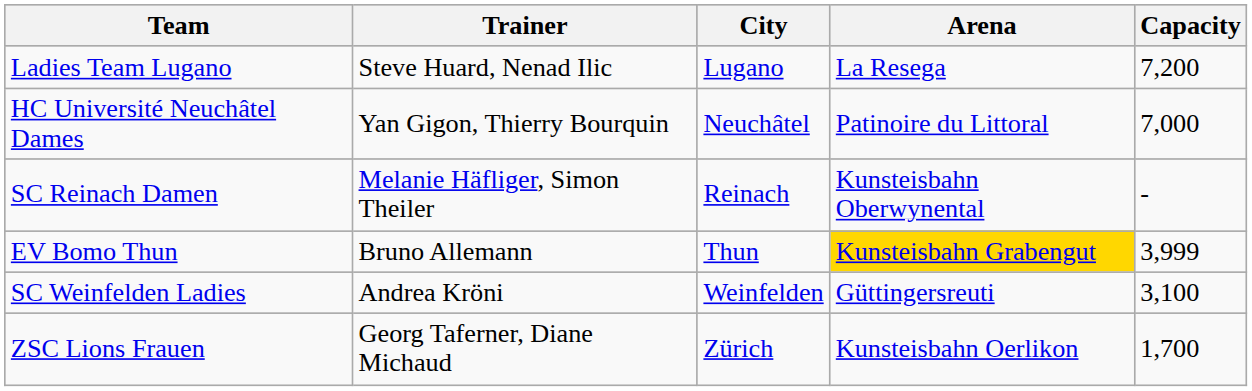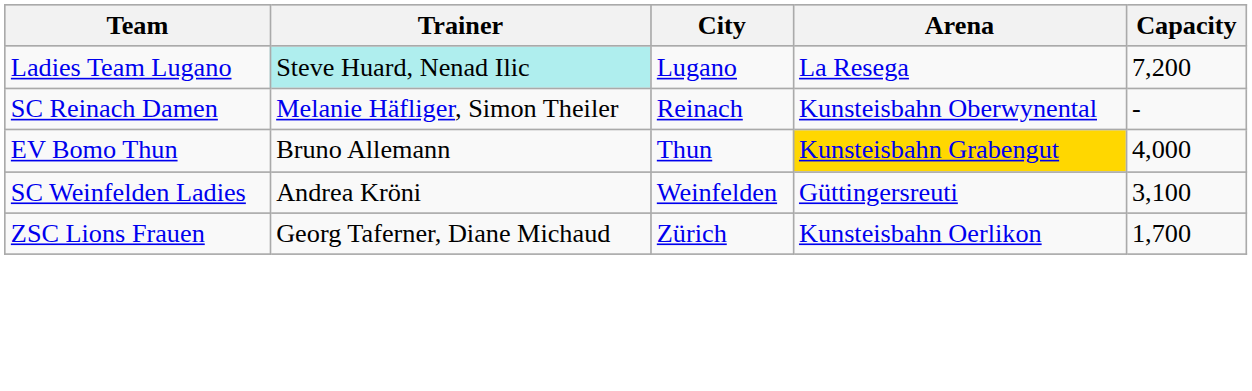(485, 66) no background -> (403, 66) paleturquoise background
- row: (143, 123)
(1170, 250) 3,999 -> (1161, 150) 4,000
